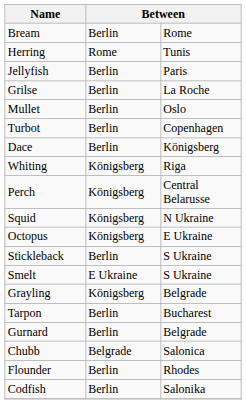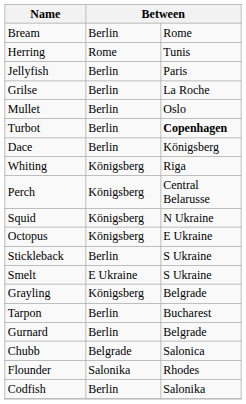(193, 128) normal -> (195, 128) bold
(103, 370) Berlin -> (109, 370) Salonika
